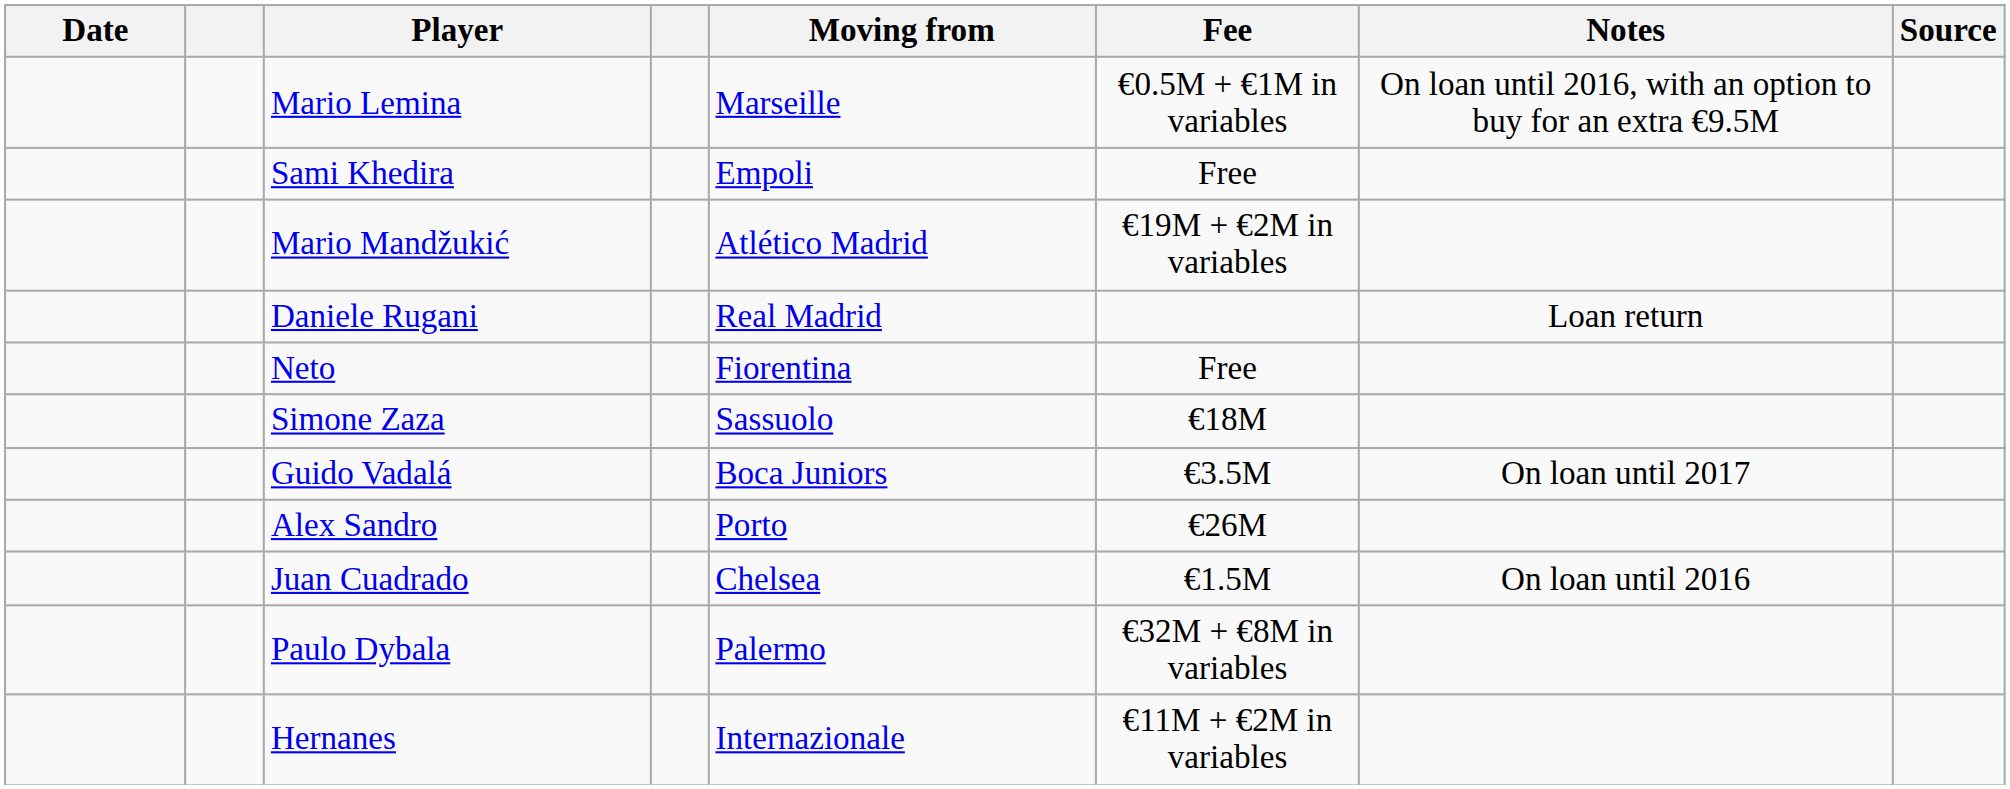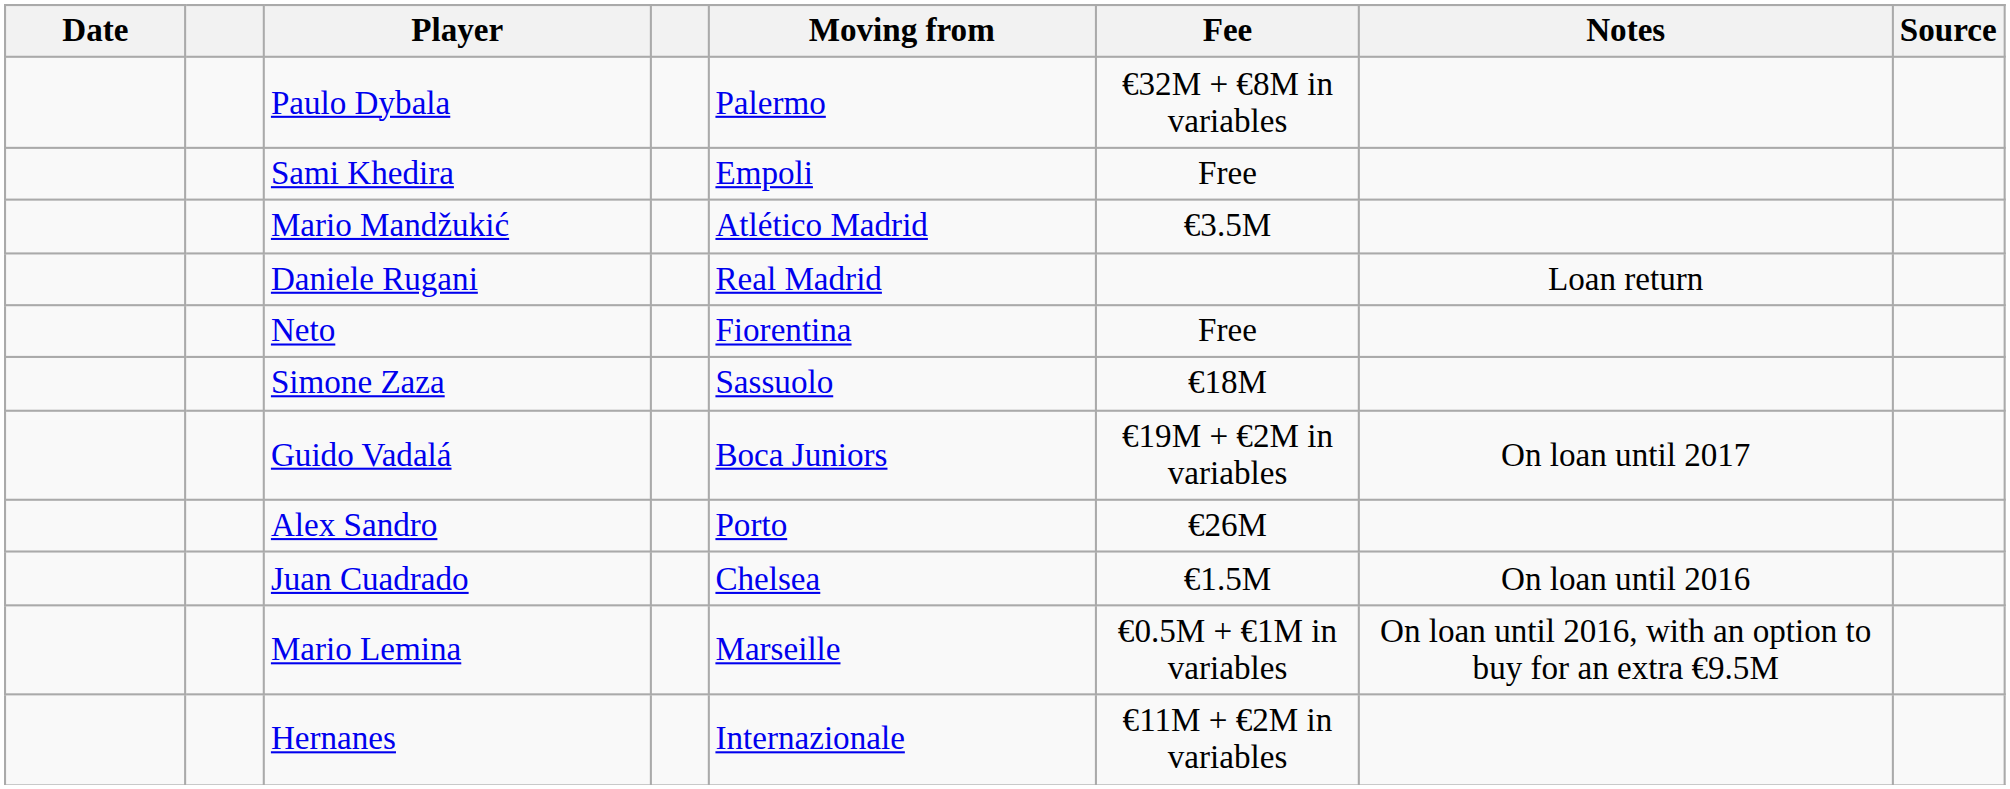rows swapped: (361, 649) <-> (366, 101)
(1227, 244) €19M + €2M in variables -> (1227, 225) €3.5M
(1227, 472) €3.5M -> (1227, 454) €19M + €2M in variables
